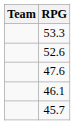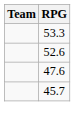- row: (54, 91)
